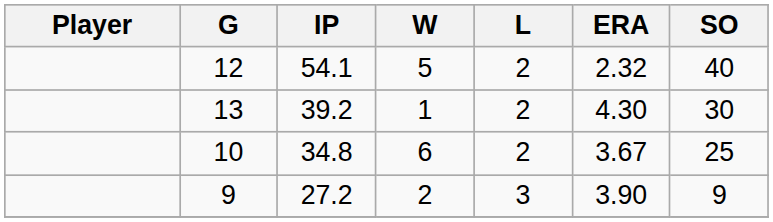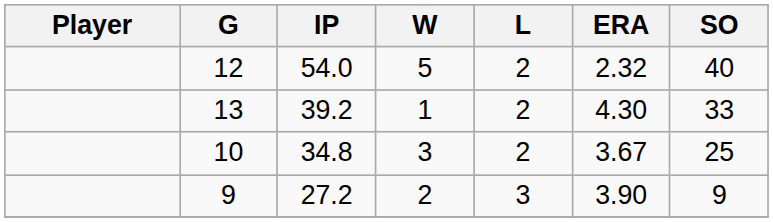(327, 68) 54.1 -> (327, 68) 54.0
(719, 110) 30 -> (719, 110) 33
(425, 152) 6 -> (425, 152) 3
